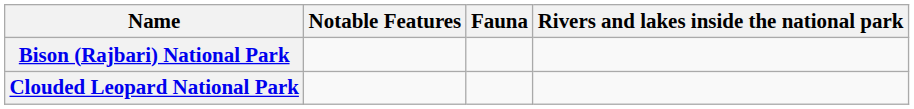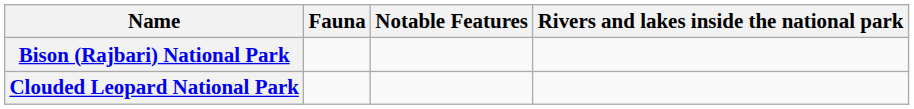columns swapped: (385, 21) <-> (499, 21)
